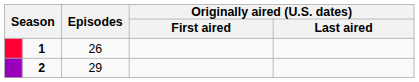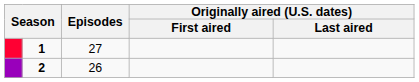(95, 48) 26 -> (95, 48) 27
(95, 67) 29 -> (95, 67) 26
